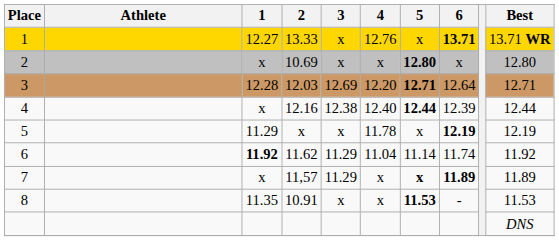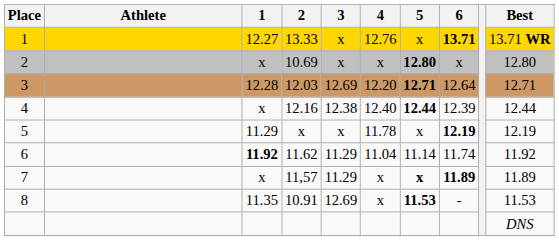(341, 200) x -> (341, 200) 12.69
